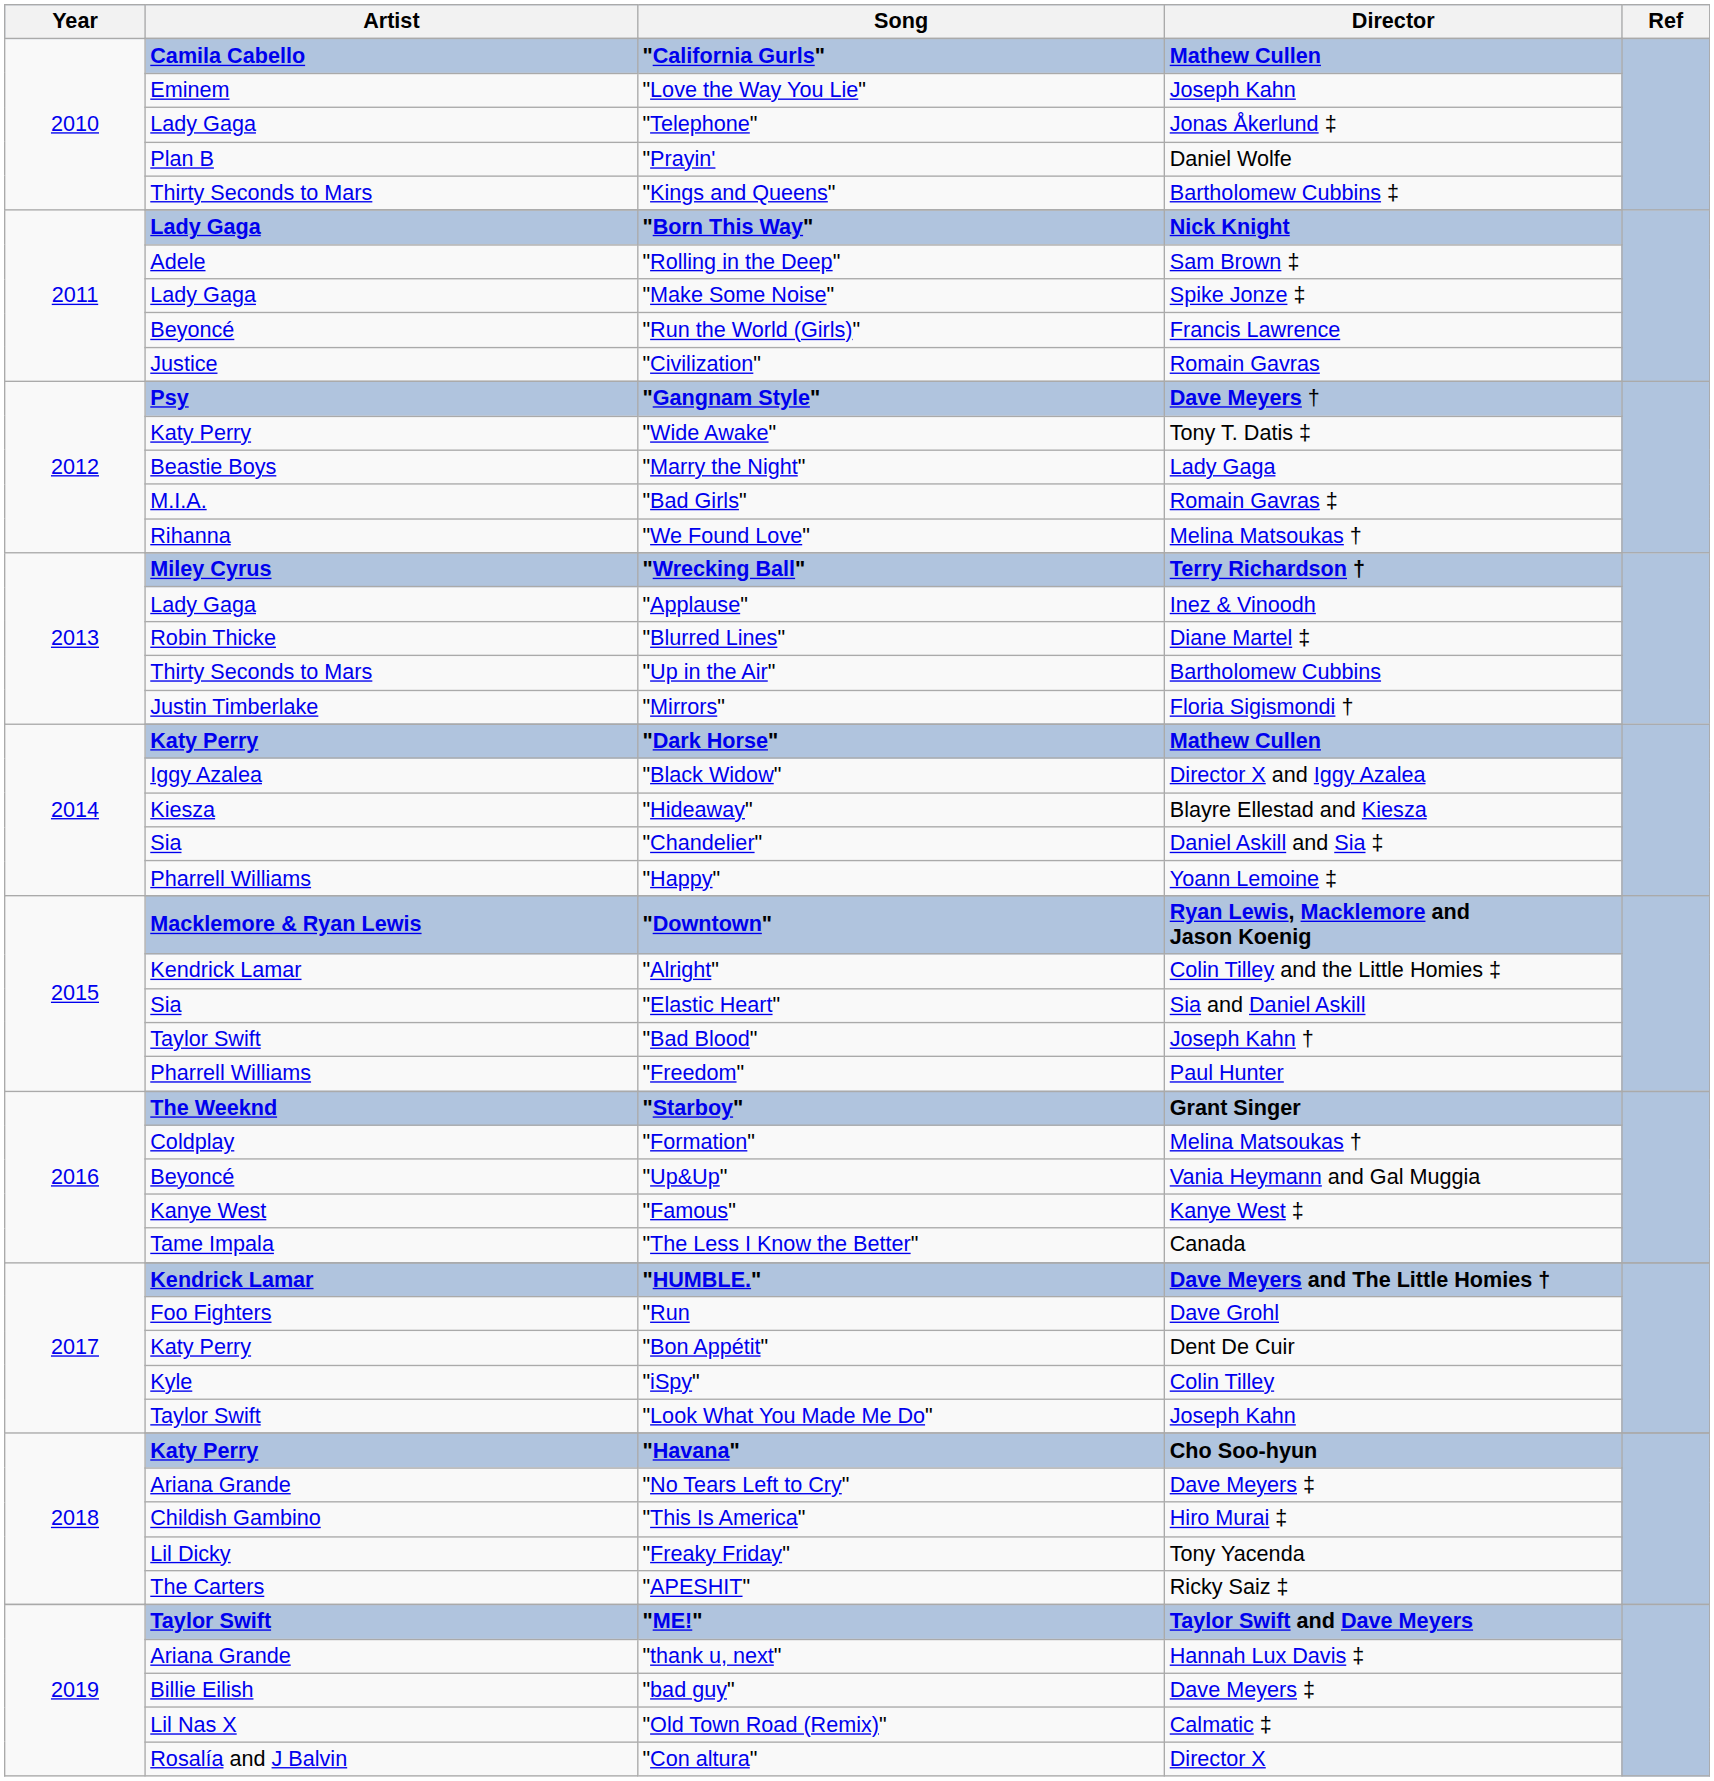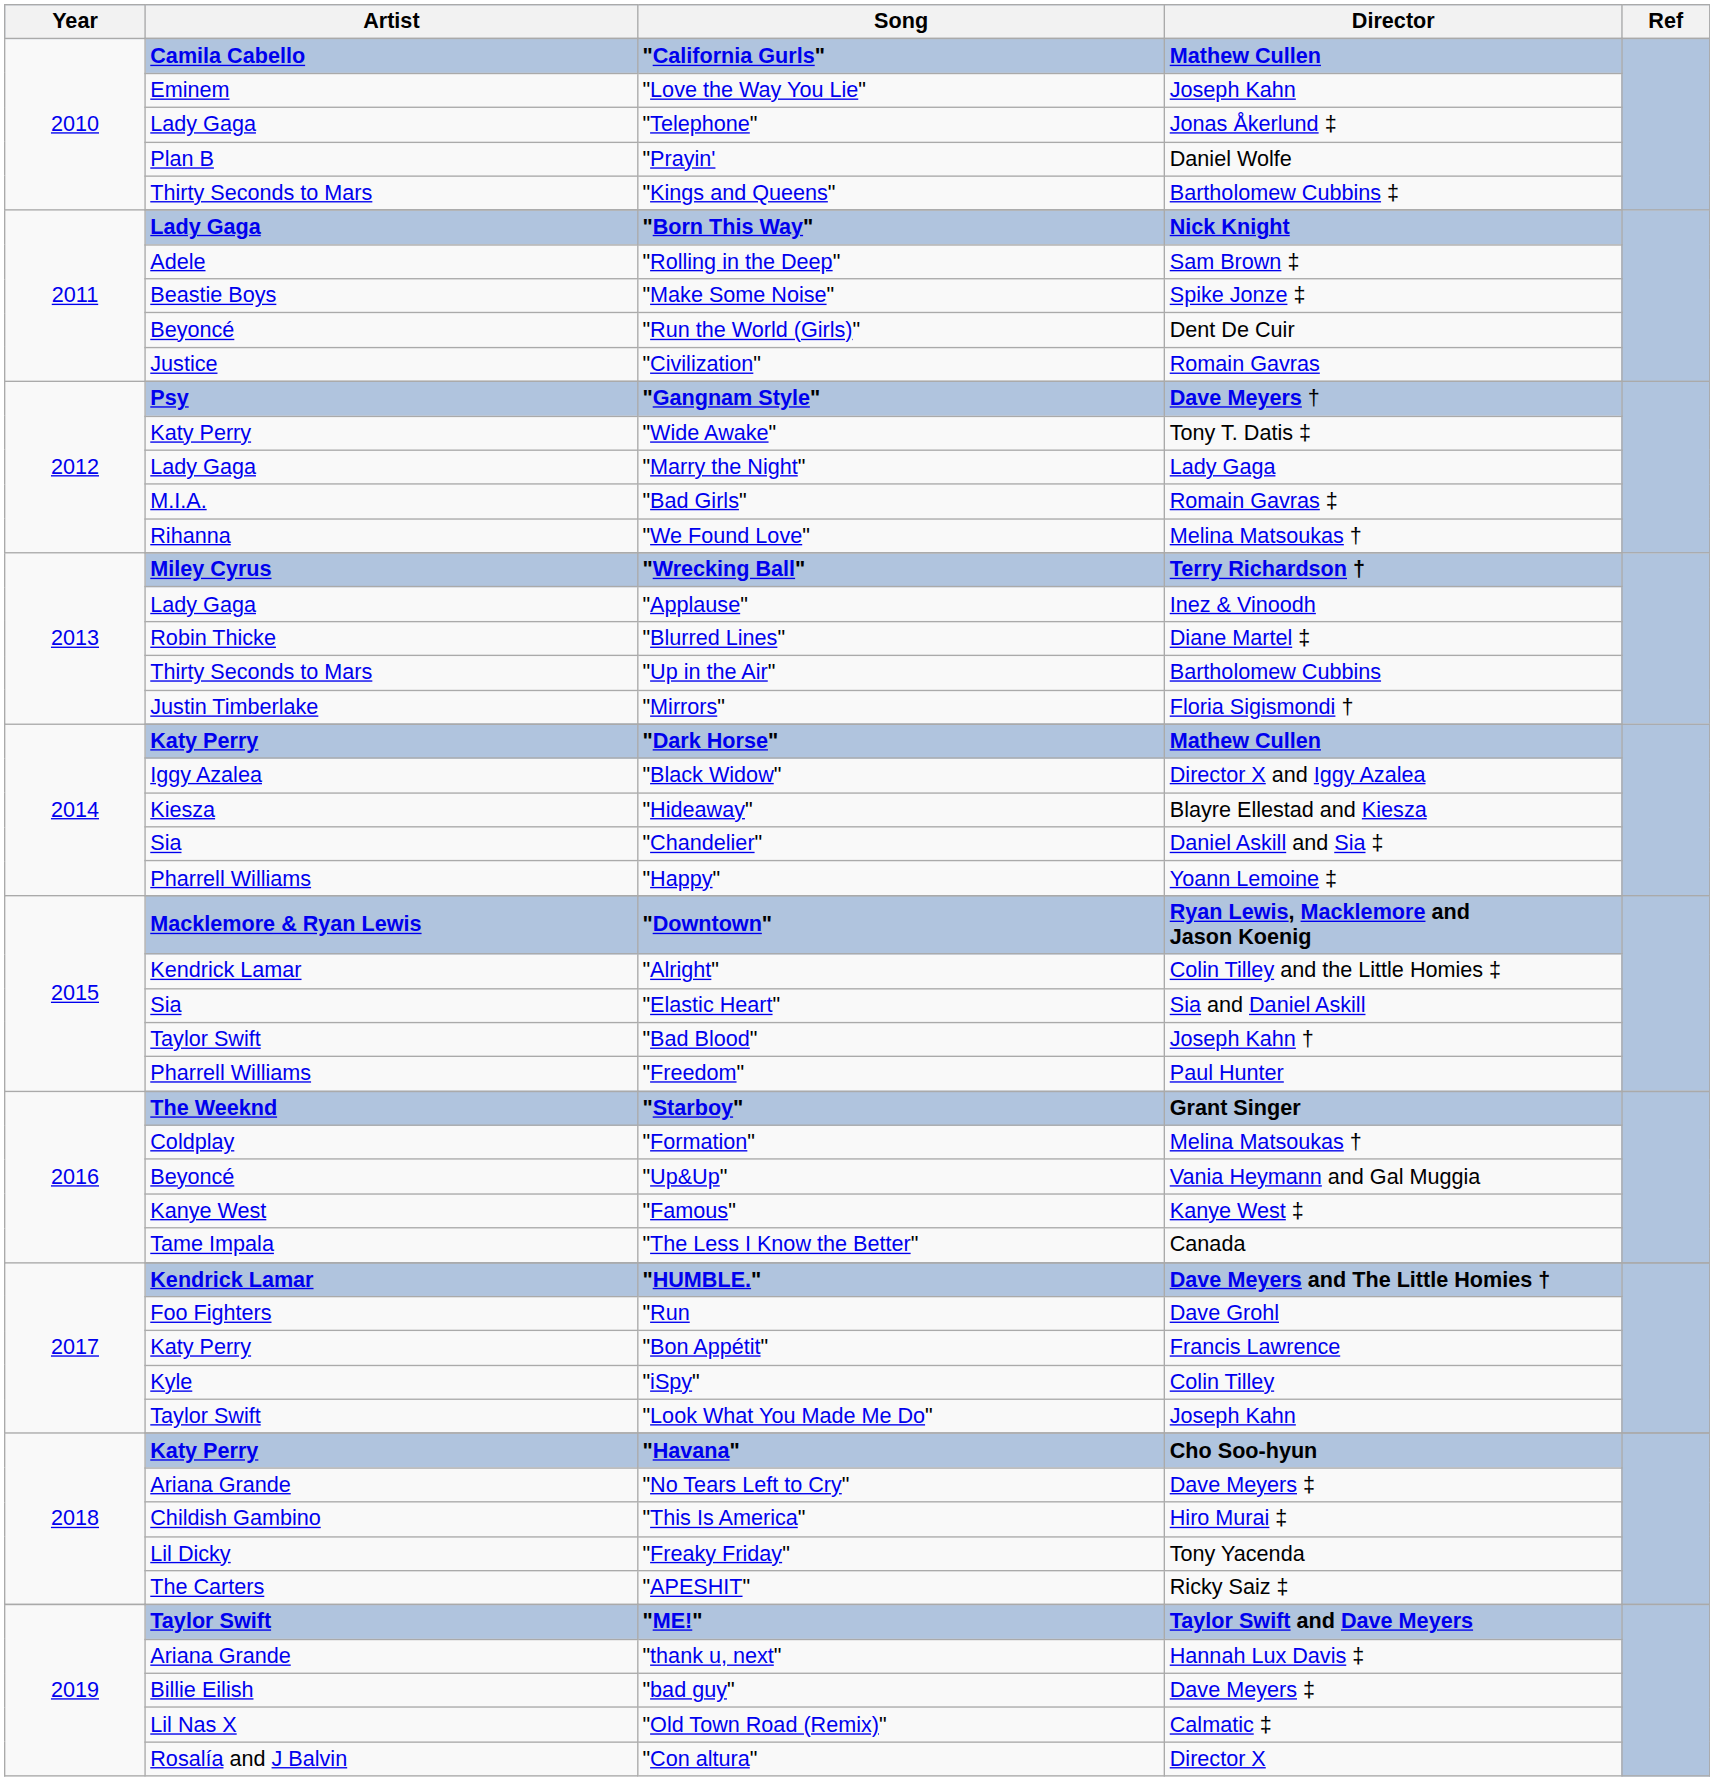(203, 295) Lady Gaga -> (213, 295) Beastie Boys
(1255, 329) Francis Lawrence -> (1232, 329) Dent De Cuir
(213, 466) Beastie Boys -> (203, 466) Lady Gaga
(1232, 1347) Dent De Cuir -> (1255, 1347) Francis Lawrence
